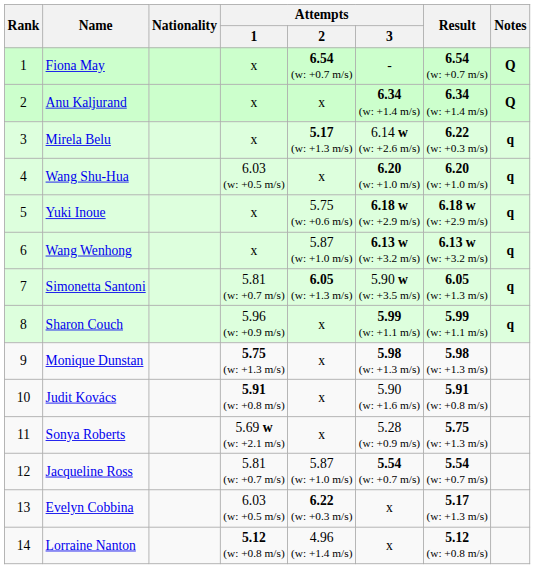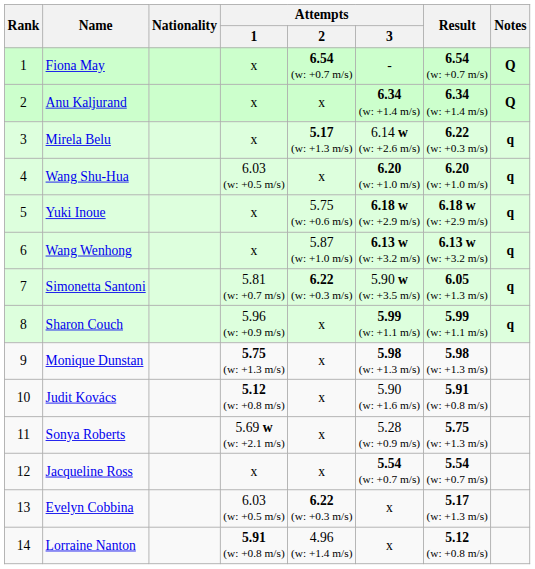(322, 287) 6.05 (w: +1.3 m/s) -> (322, 287) 6.22 (w: +0.3 m/s)
(254, 397) 5.91 (w: +0.8 m/s) -> (254, 397) 5.12 (w: +0.8 m/s)
(254, 471) 5.81 (w: +0.7 m/s) -> (254, 471) x
(322, 471) 5.87 (w: +1.0 m/s) -> (322, 471) x
(254, 545) 5.12 (w: +0.8 m/s) -> (254, 545) 5.91 (w: +0.8 m/s)
